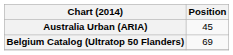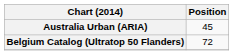(207, 42) 69 -> (207, 42) 72
